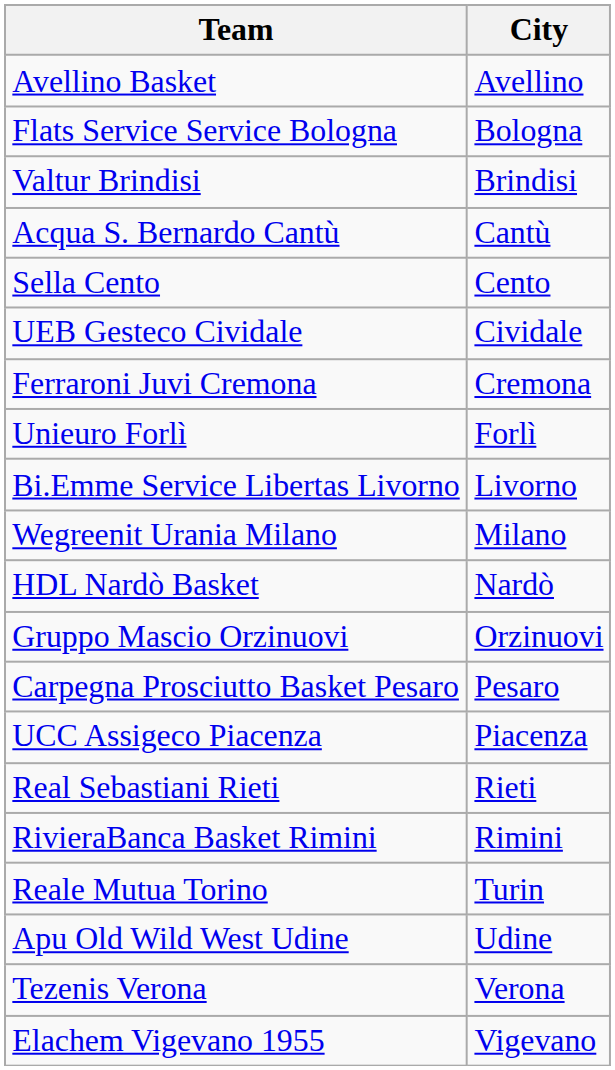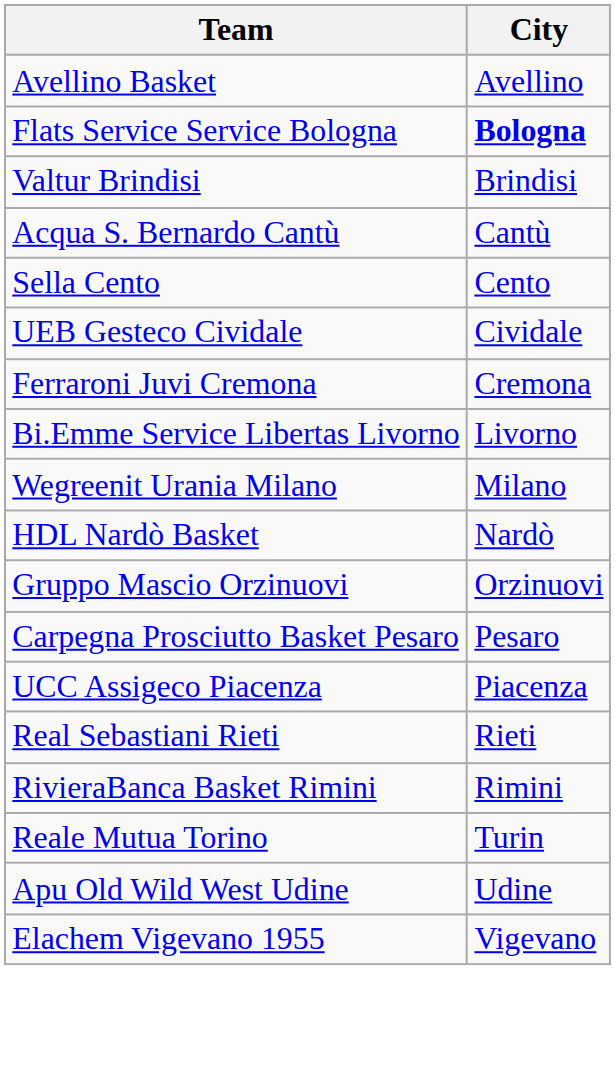(528, 130) normal -> (530, 130) bold
- row: (99, 433)
- row: (110, 989)
